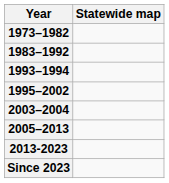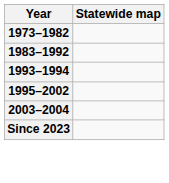- row: (39, 129)
- row: (39, 149)
